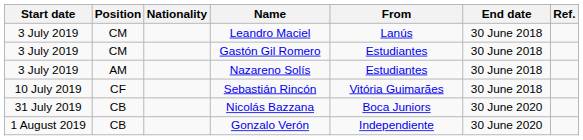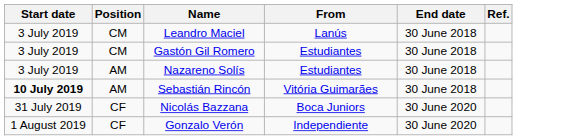- column: (177, 14)
(48, 89) normal -> (48, 89) bold
(118, 89) CF -> (118, 89) AM
(118, 107) CB -> (118, 107) CF
(118, 126) CB -> (118, 126) CF
